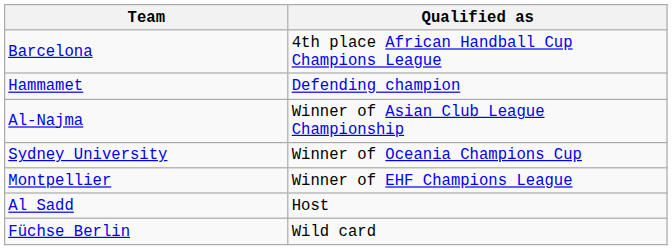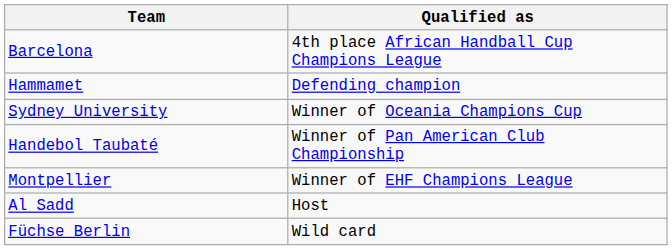- row: (46, 121)
+ row: (83, 146)
